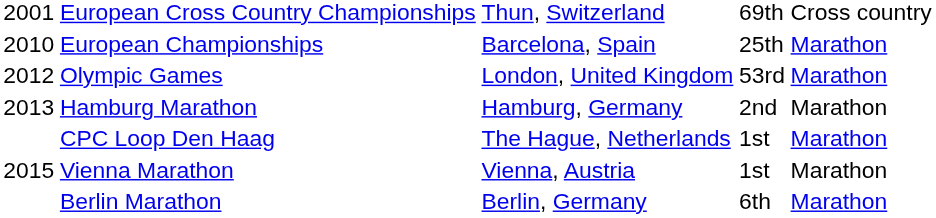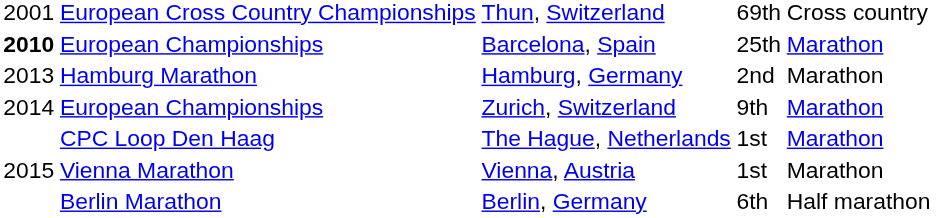(29, 44) normal -> (29, 44) bold
- row: (607, 75)
+ row: (579, 107)
(839, 201) Marathon -> (859, 201) Half marathon
